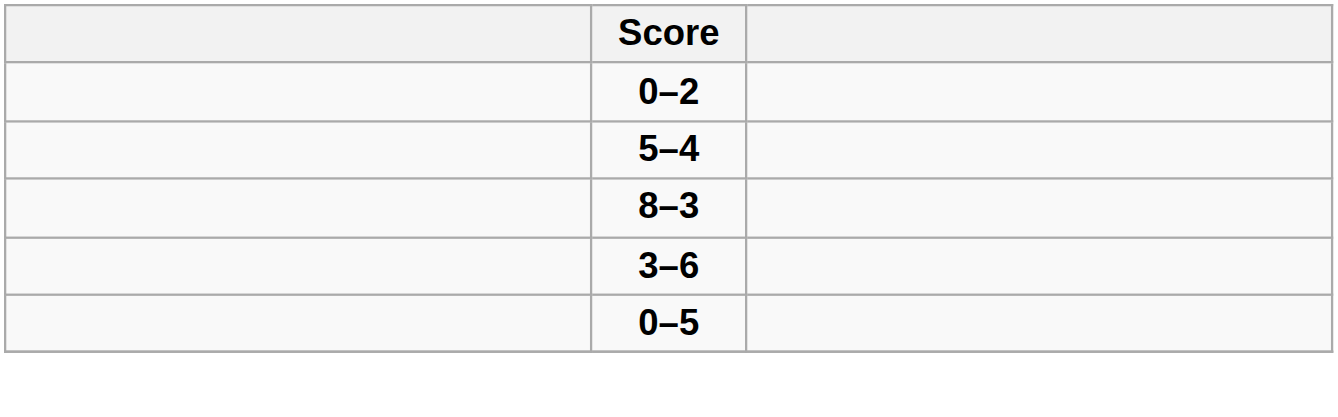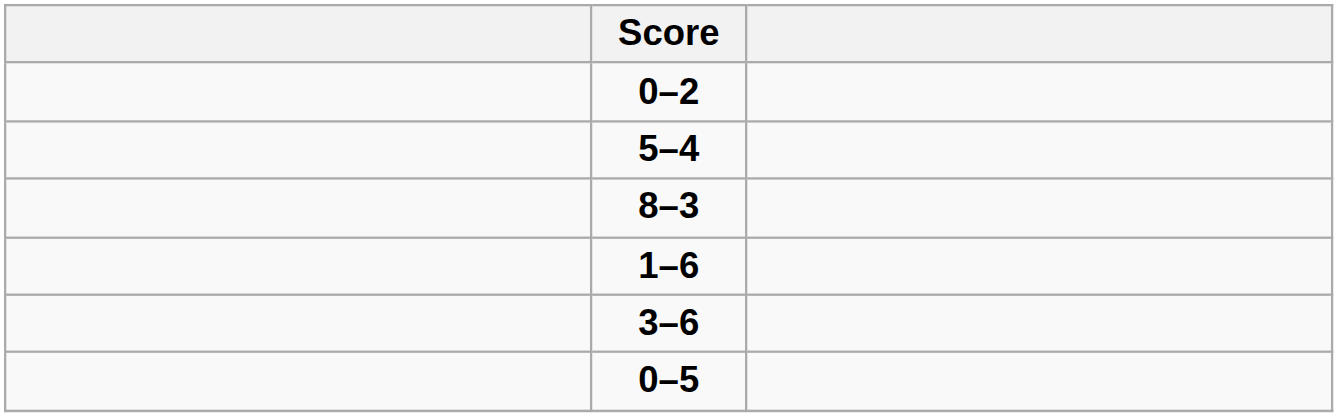+ row: (669, 264)
